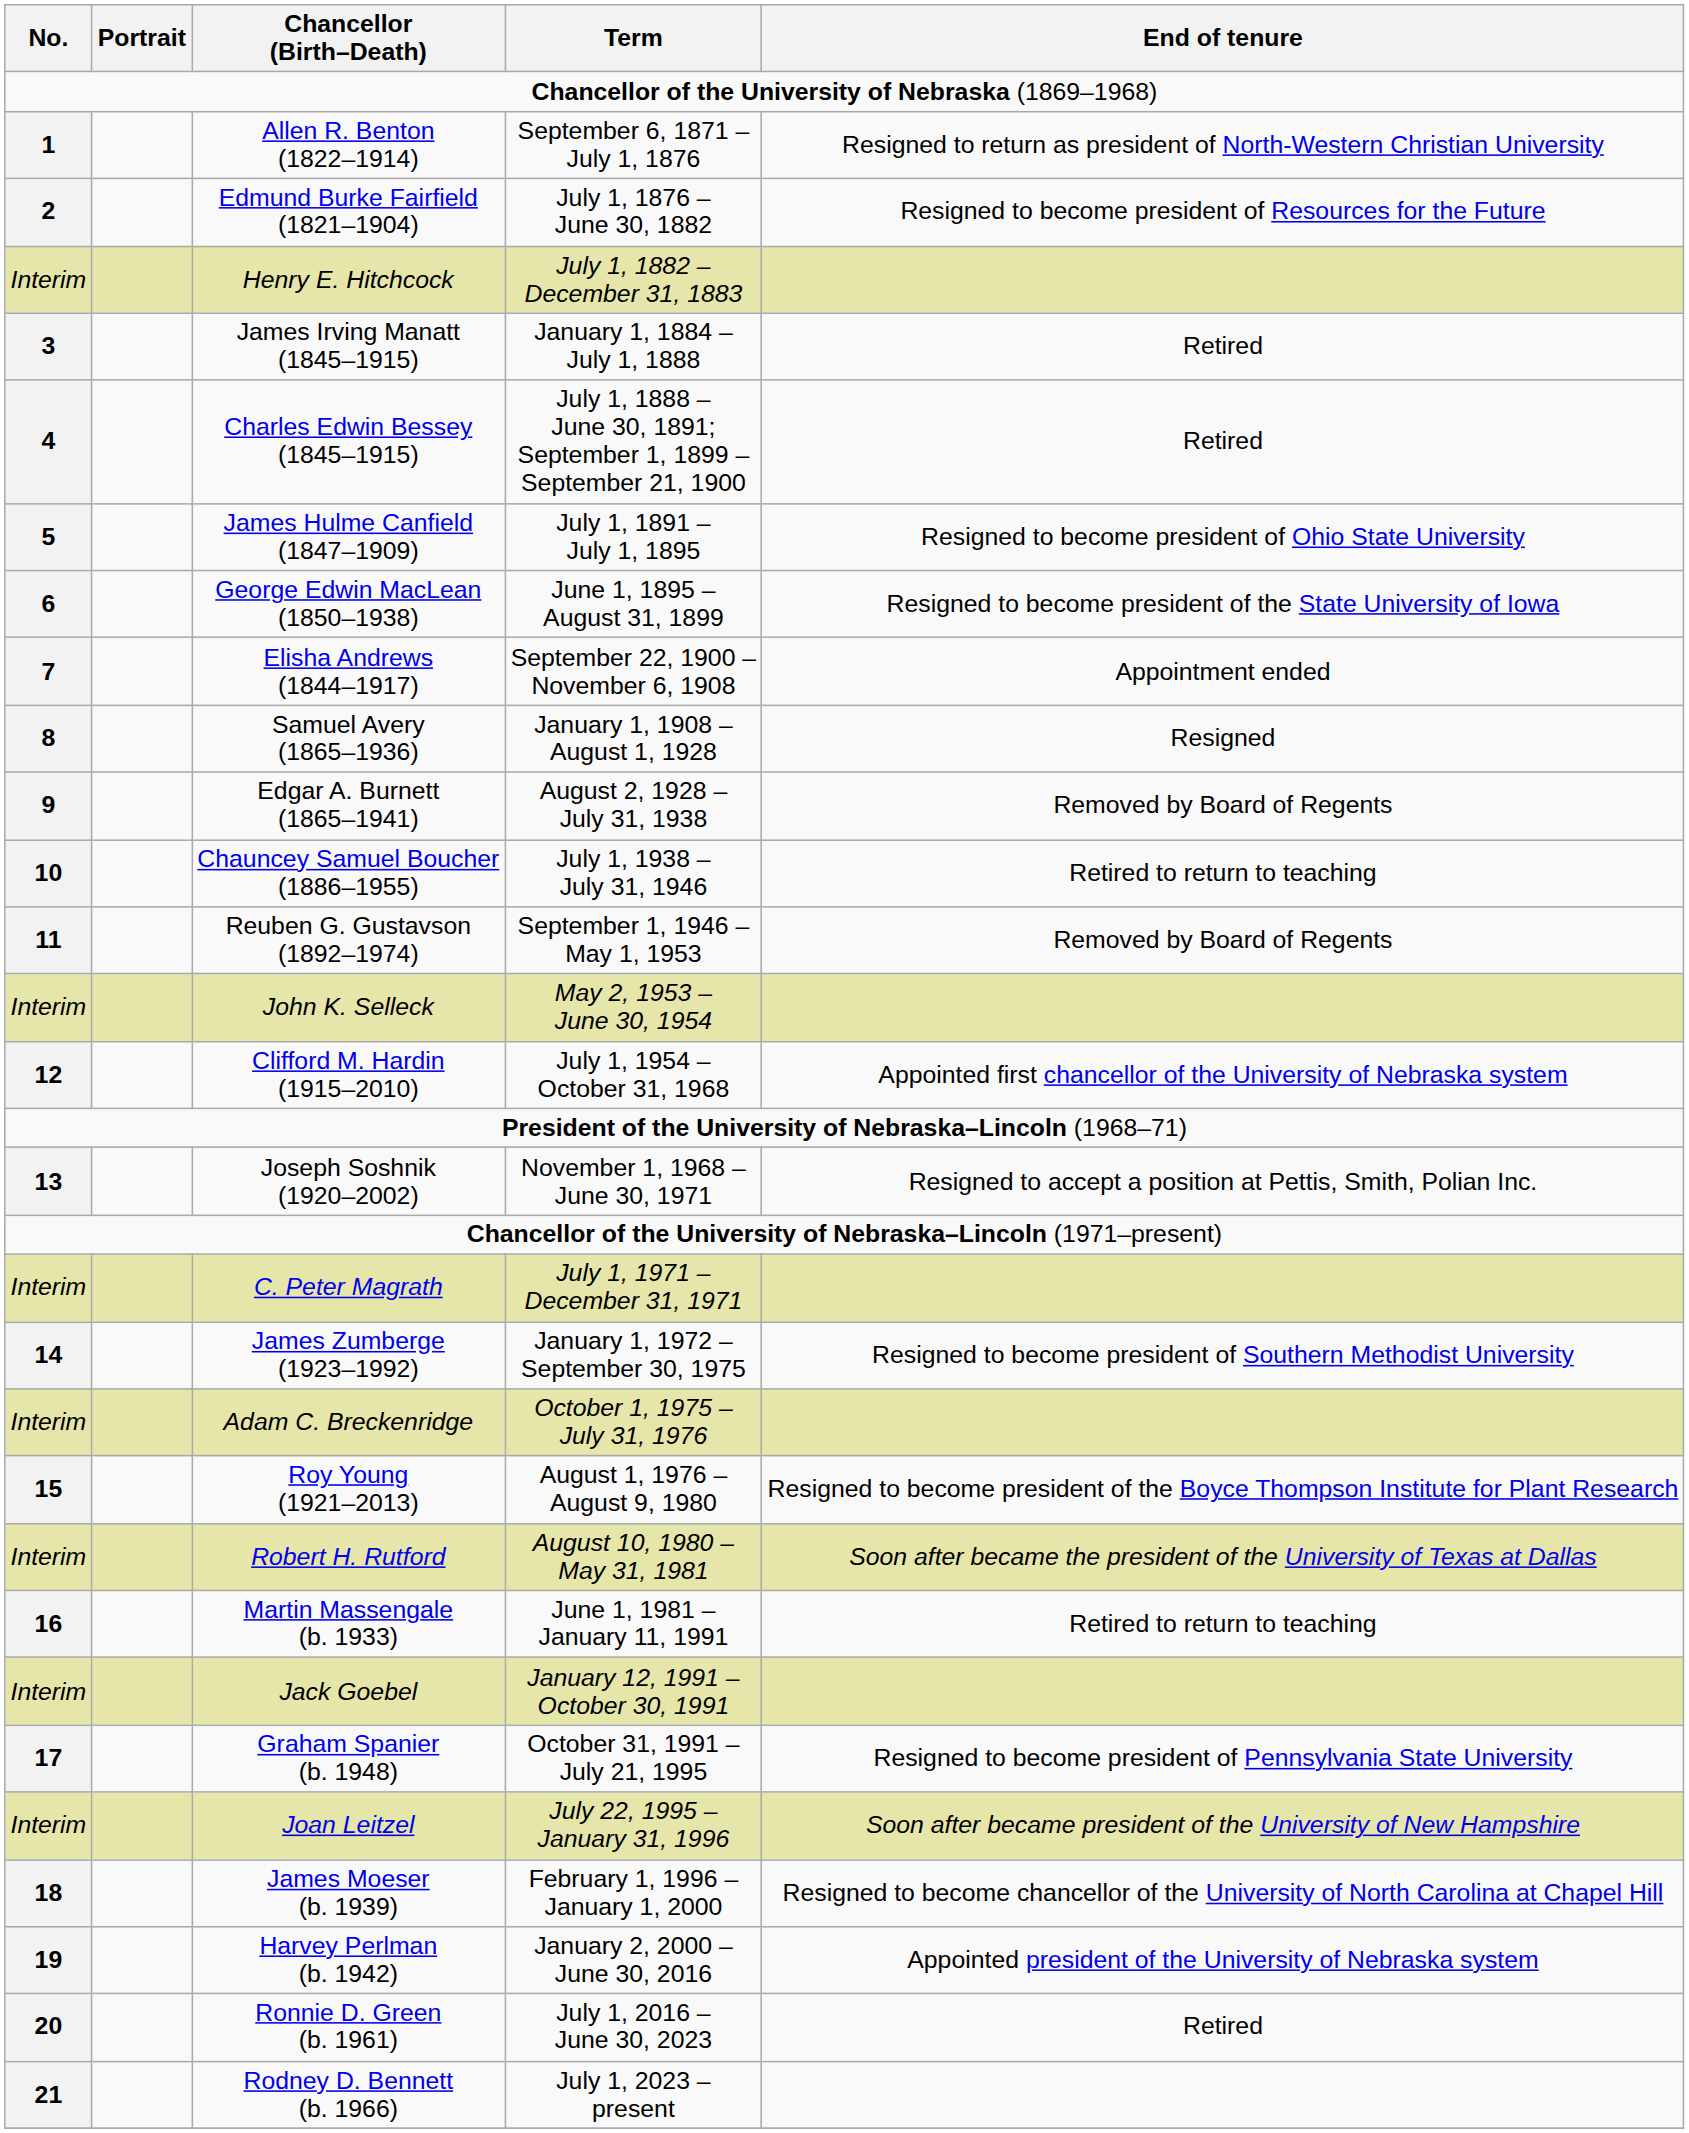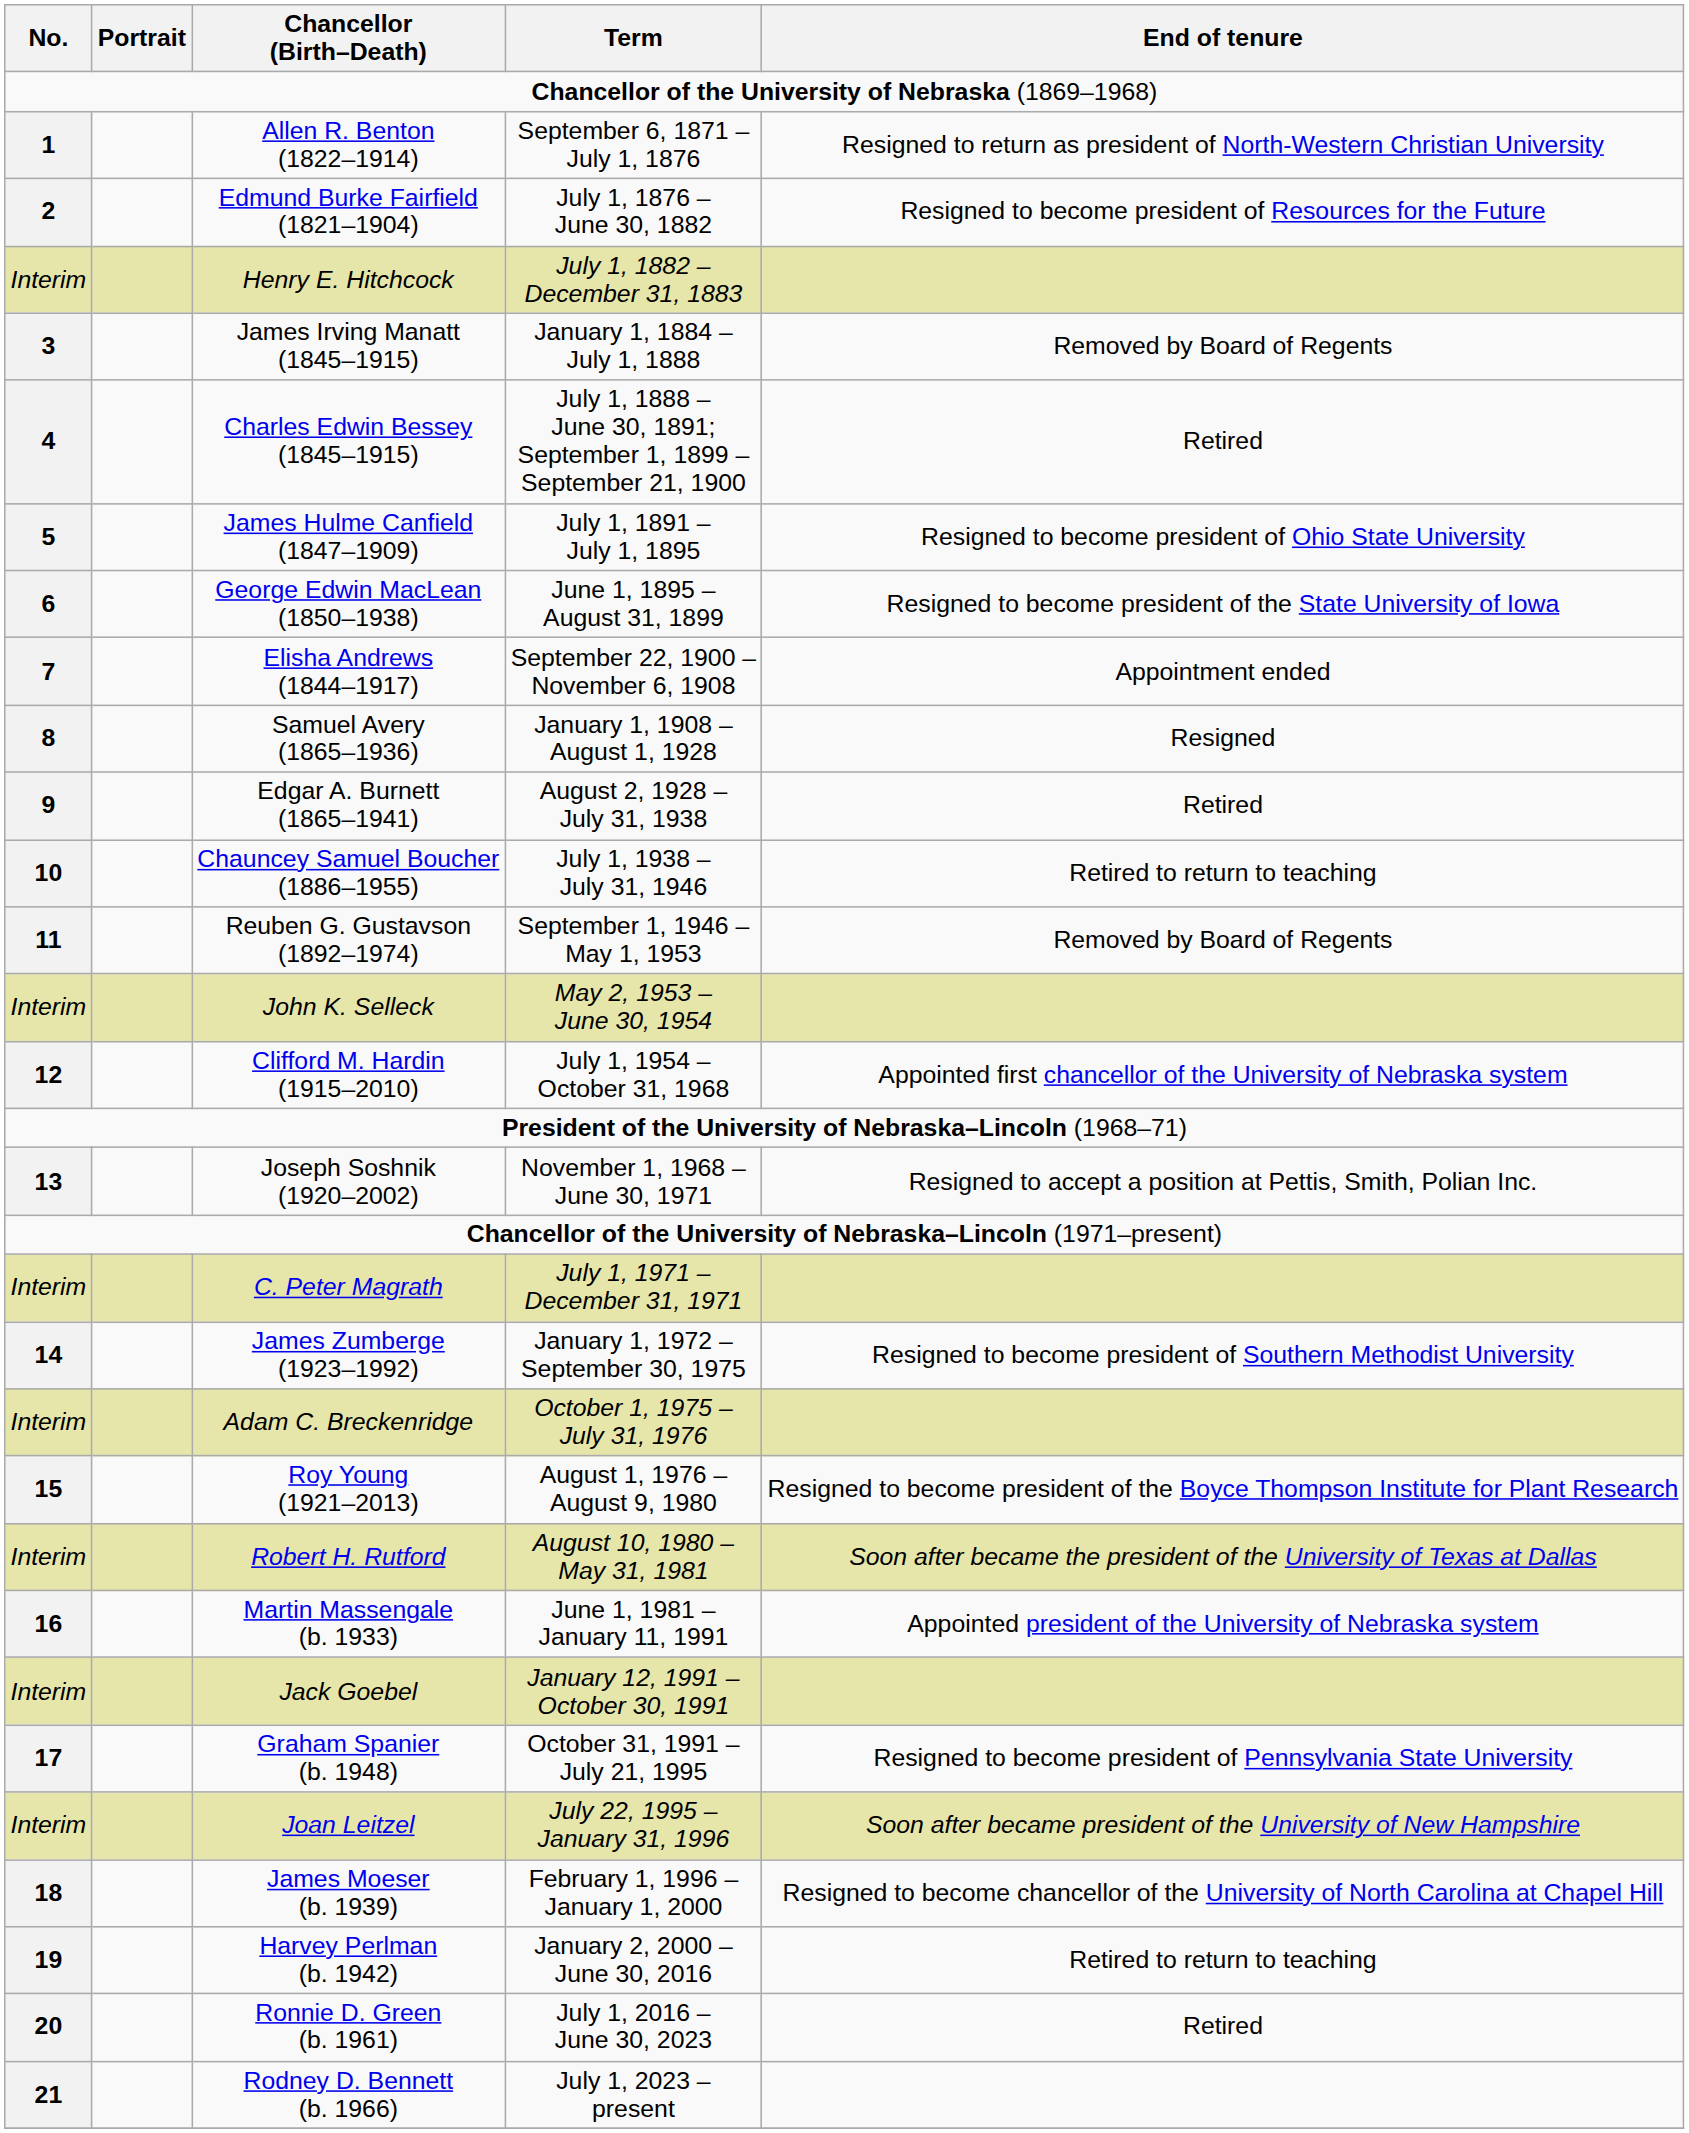(1223, 346) Retired -> (1223, 346) Removed by Board of Regents
(1223, 805) Removed by Board of Regents -> (1223, 805) Retired
(1223, 1623) Retired to return to teaching -> (1223, 1623) Appointed president of the University of Nebraska system
(1223, 1959) Appointed president of the University of Nebraska system -> (1223, 1959) Retired to return to teaching
